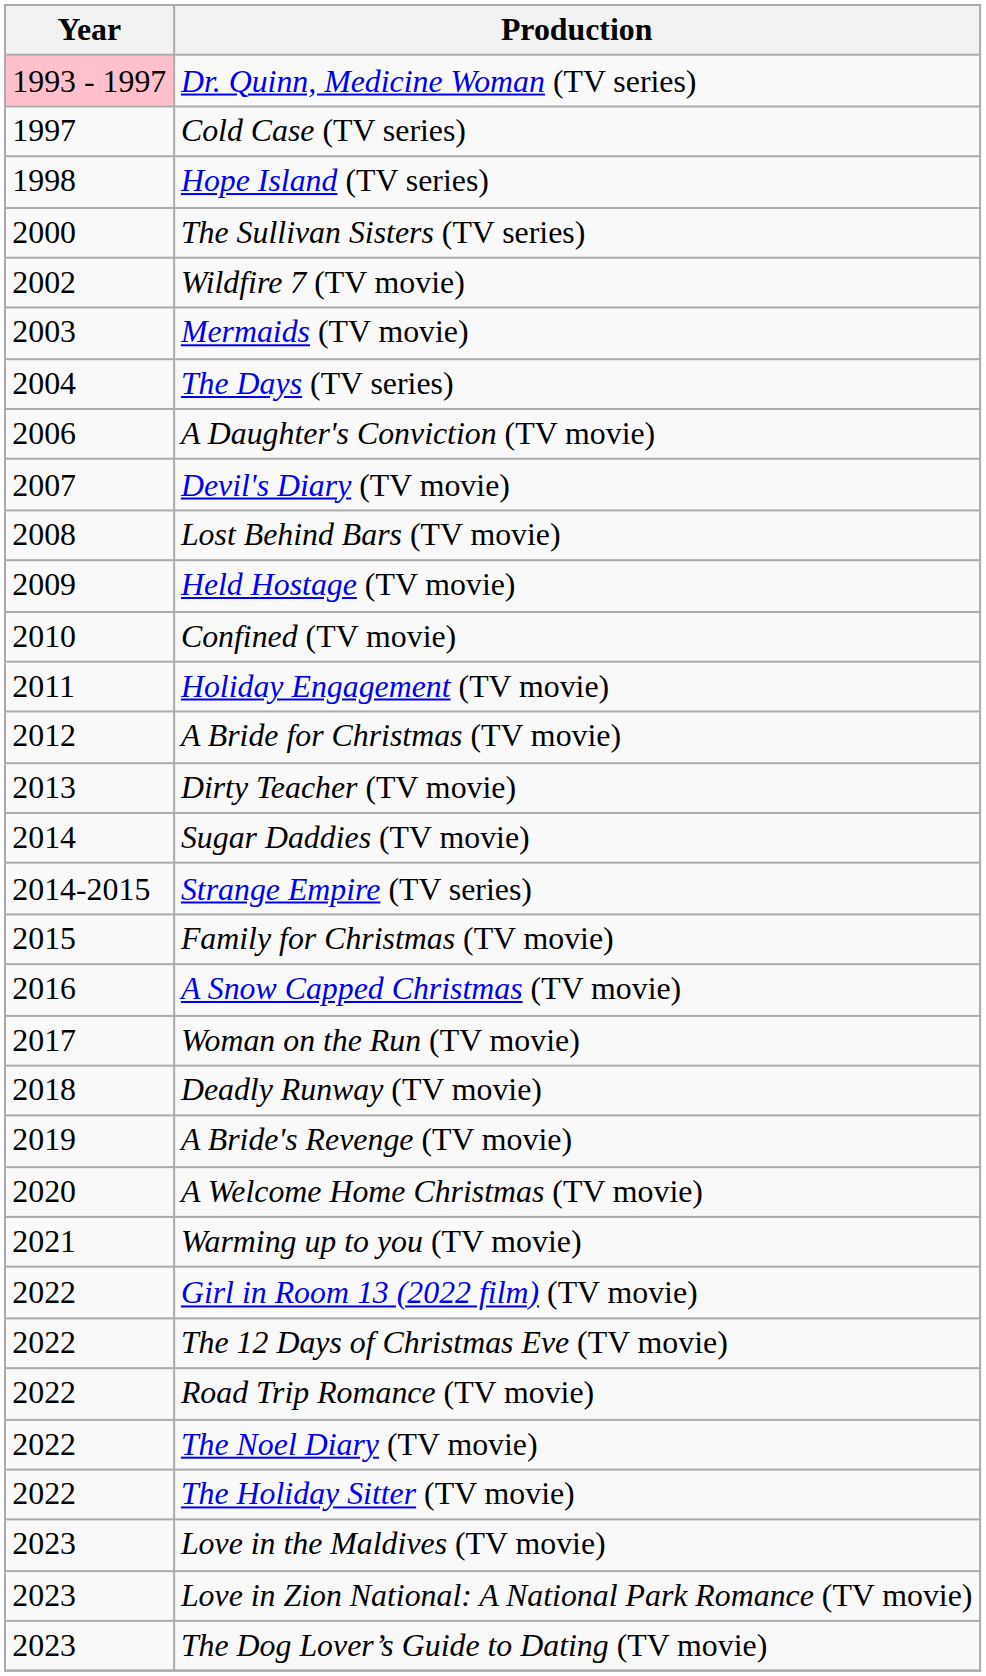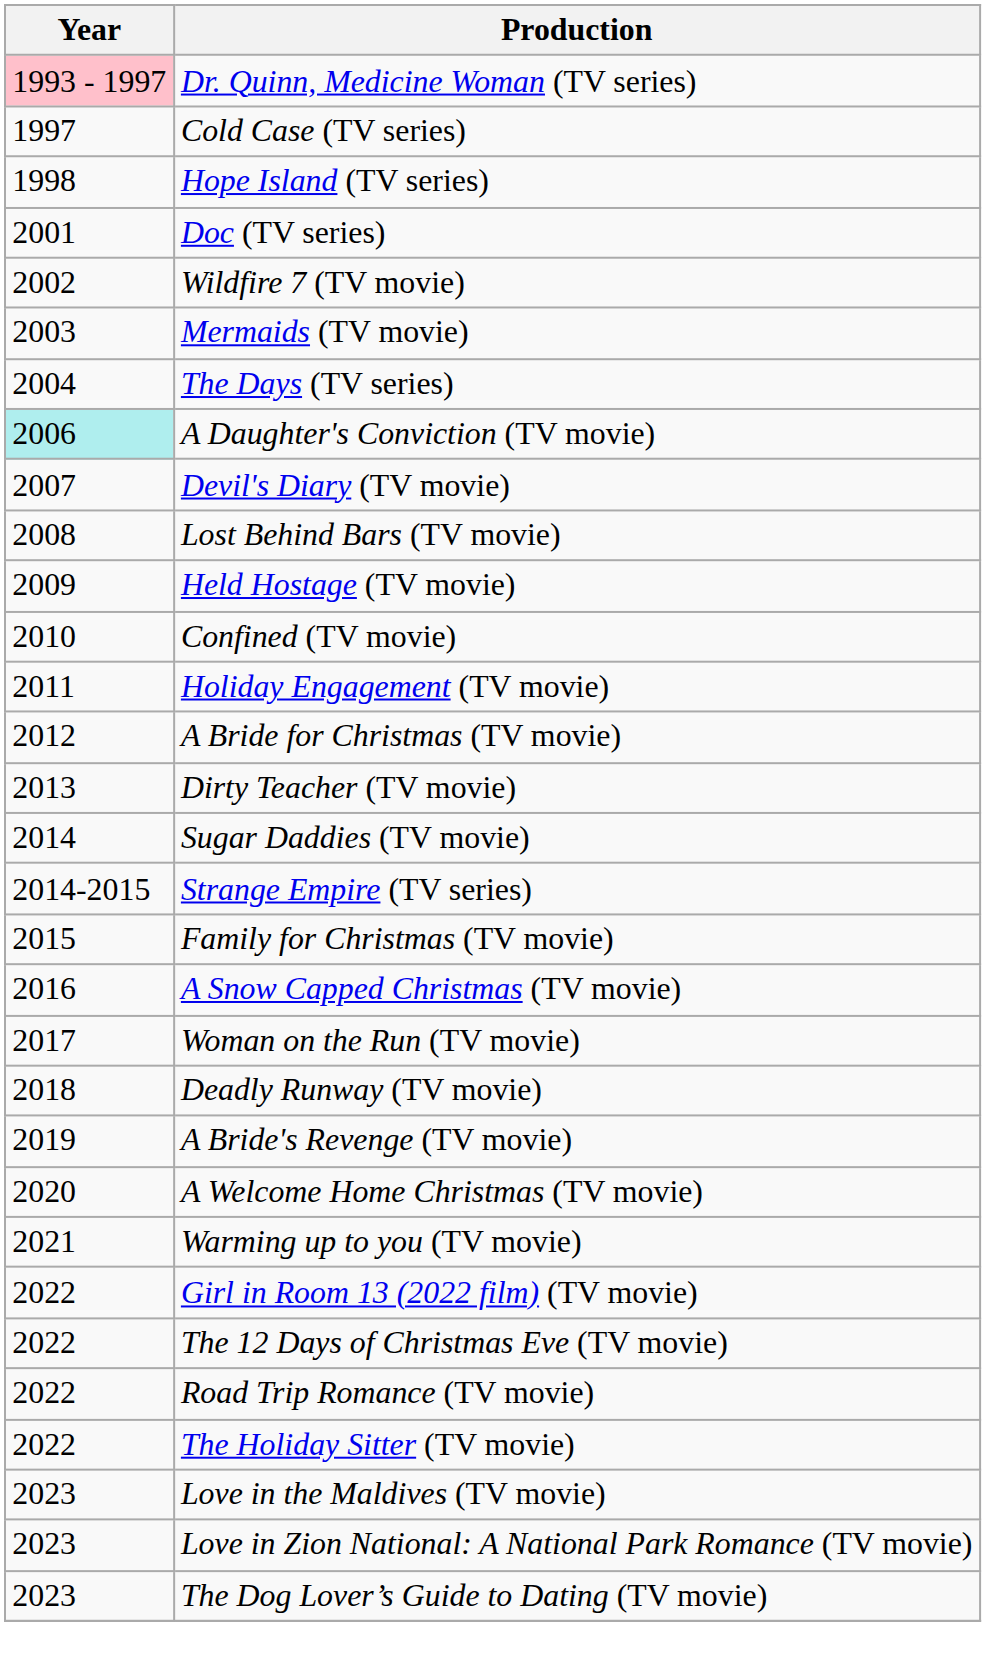- row: (383, 231)
+ row: (283, 231)
(44, 433) no background -> (44, 433) paleturquoise background
- row: (359, 1443)
